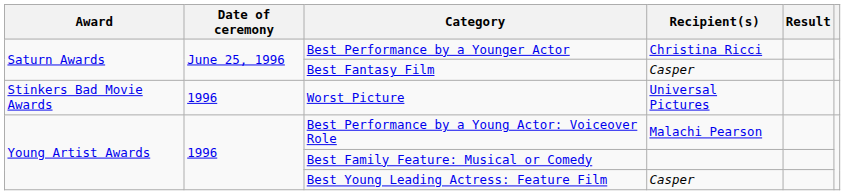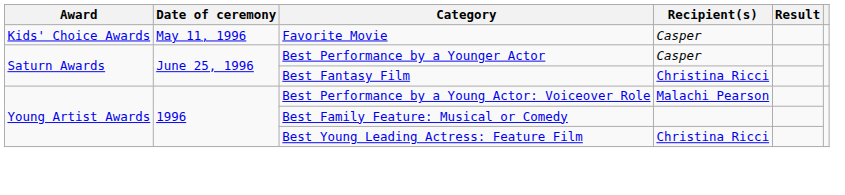+ row: (335, 35)
(706, 49) Christina Ricci -> (679, 55) Casper
(672, 70) Casper -> (713, 76) Christina Ricci
- row: (356, 97)
(672, 180) Casper -> (713, 137) Christina Ricci
